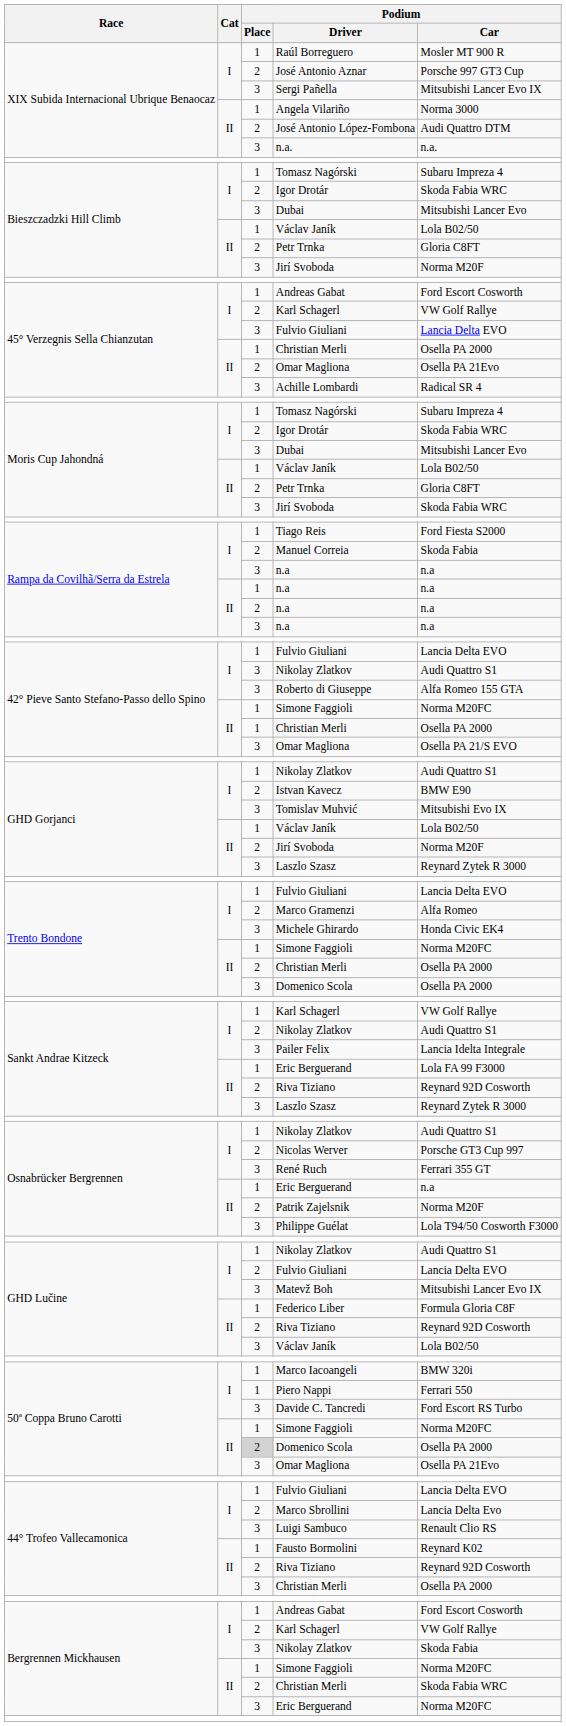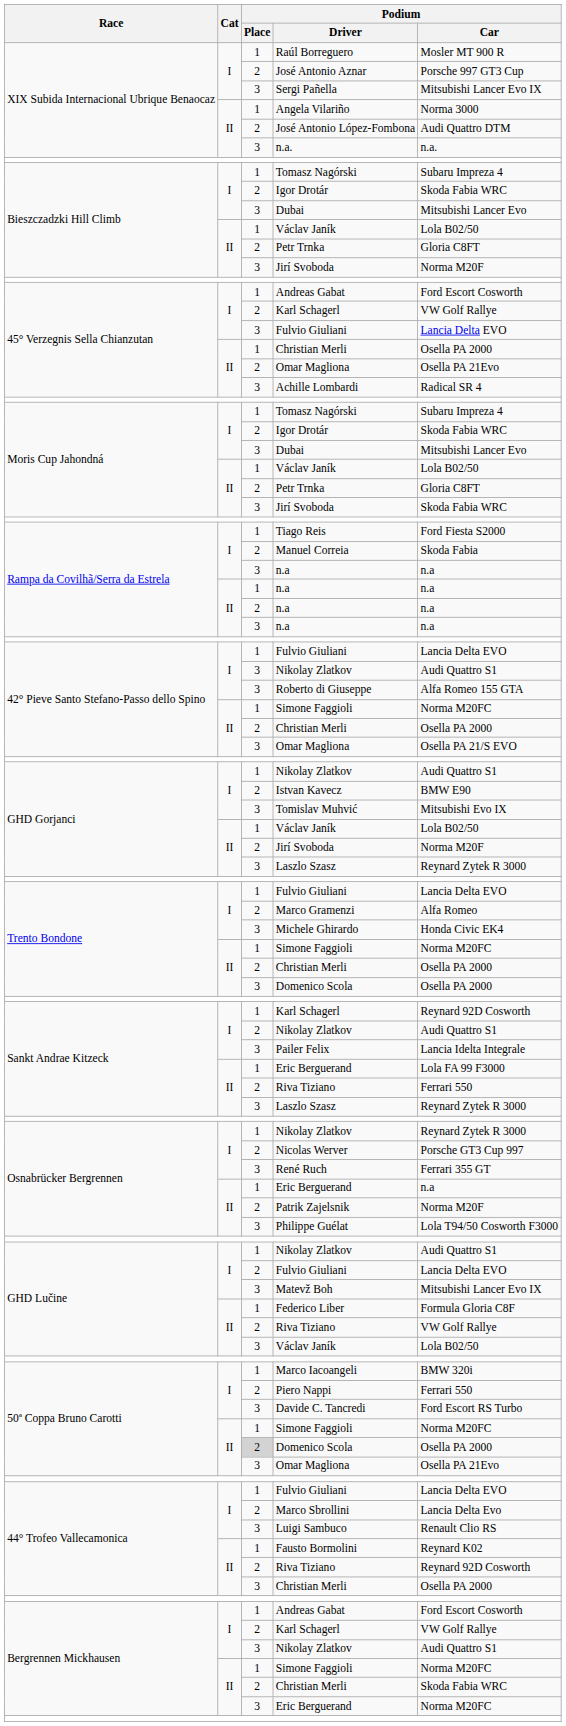(257, 727) 1 -> (257, 727) 2
(459, 1010) VW Golf Rallye -> (475, 1010) Reynard 92D Cosworth
(475, 1087) Reynard 92D Cosworth -> (446, 1087) Ferrari 550
(459, 1130) Audi Quattro S1 -> (473, 1130) Reynard Zytek R 3000
(475, 1327) Reynard 92D Cosworth -> (459, 1327) VW Golf Rallye
(257, 1389) 1 -> (257, 1389) 2
(449, 1648) Skoda Fabia -> (459, 1648) Audi Quattro S1
